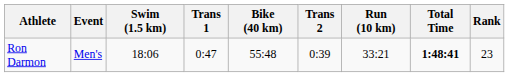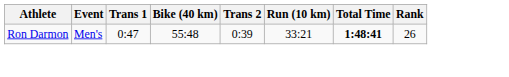- column: (145, 21)
(487, 55) 23 -> (410, 34) 26
